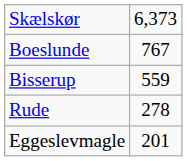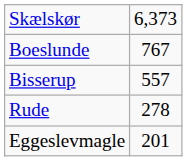(156, 80) 559 -> (156, 80) 557
